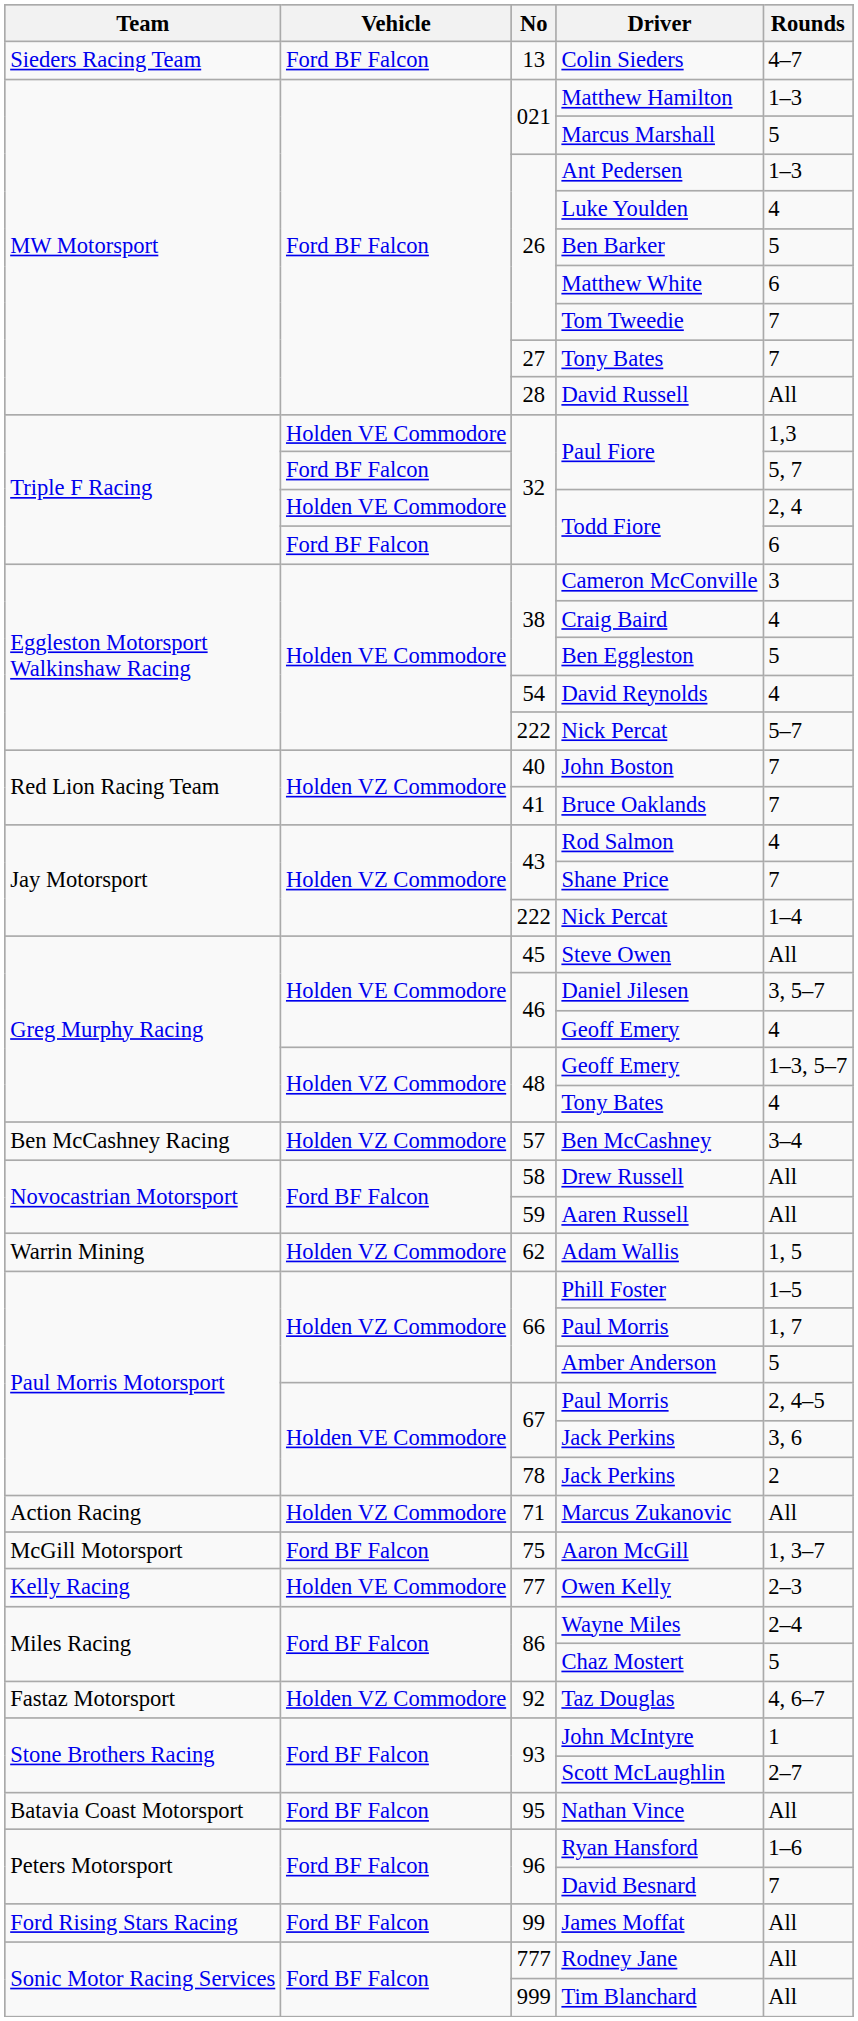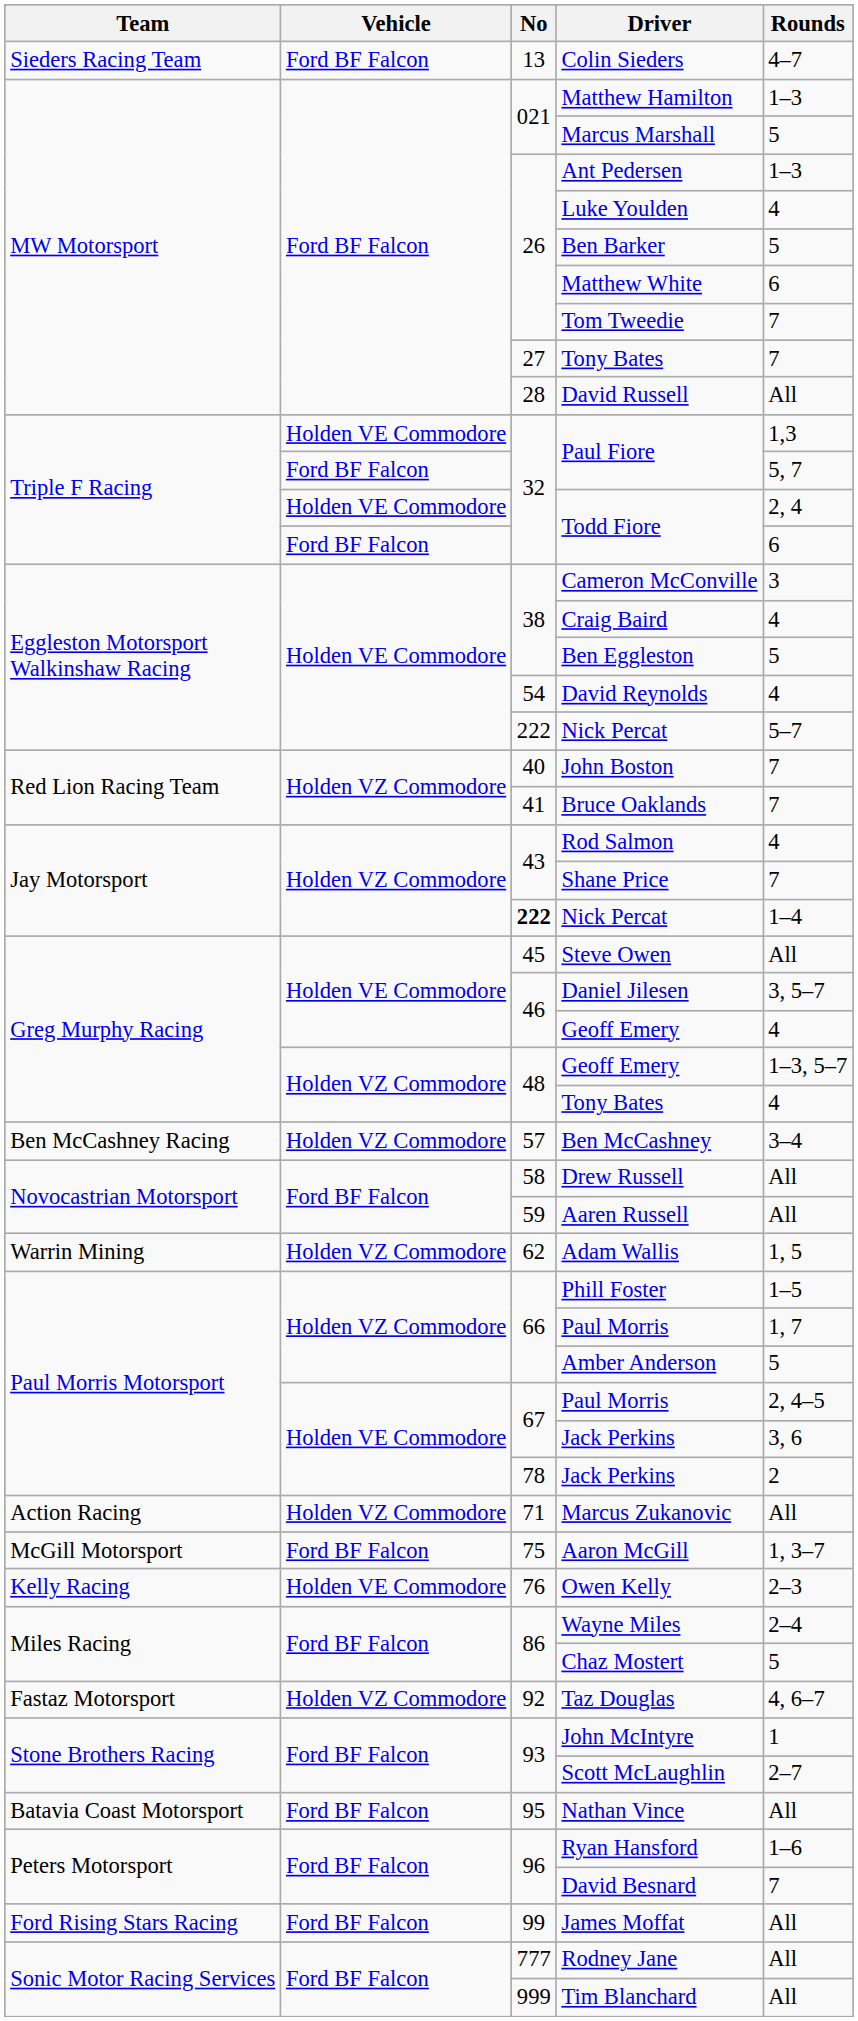(534, 916) normal -> (534, 916) bold
(534, 1587) 77 -> (534, 1587) 76
